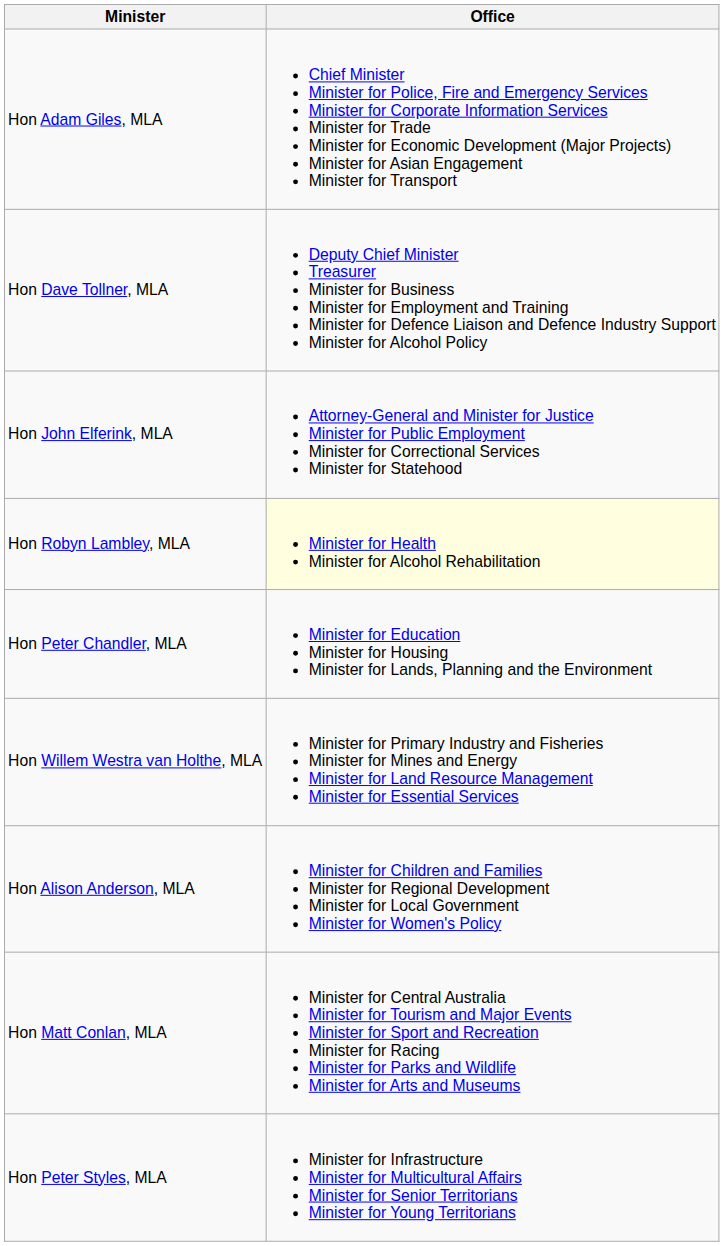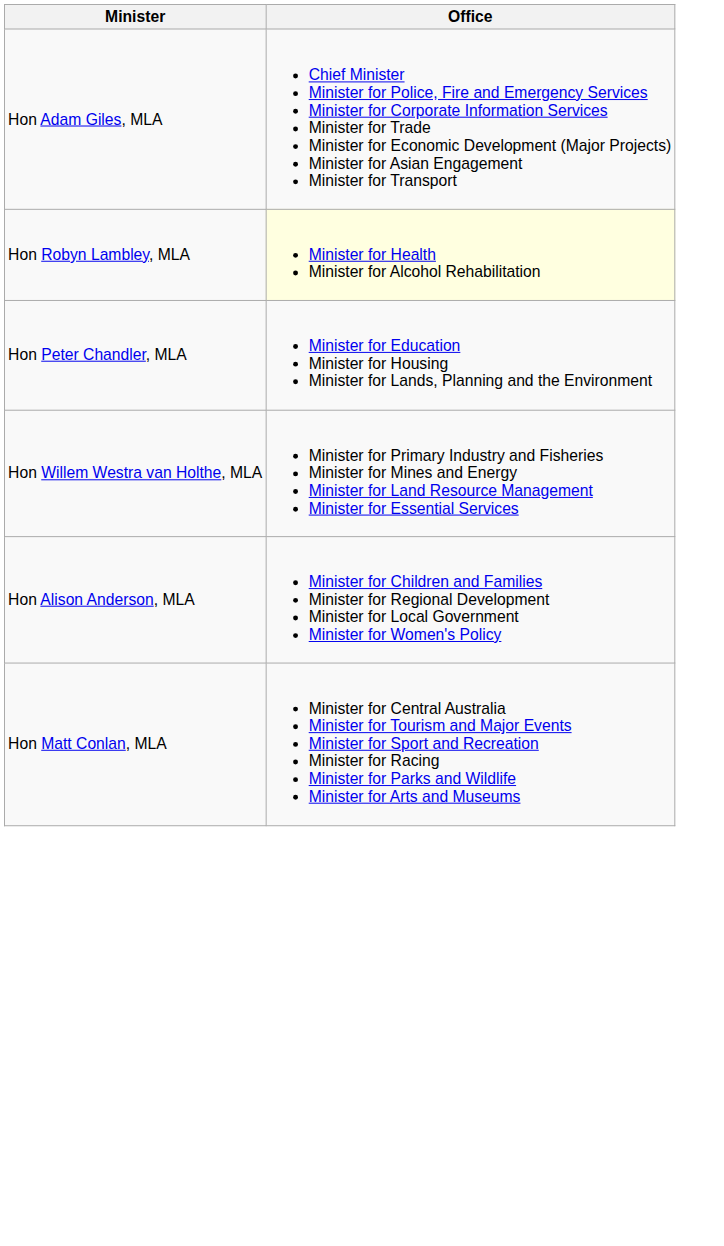- row: (88, 290)
- row: (90, 434)
- row: (87, 1177)
